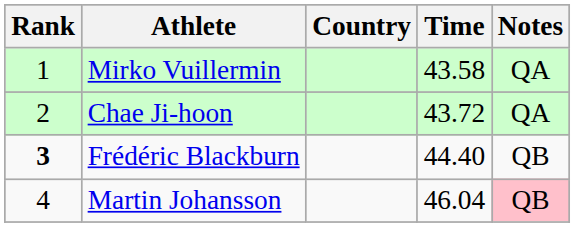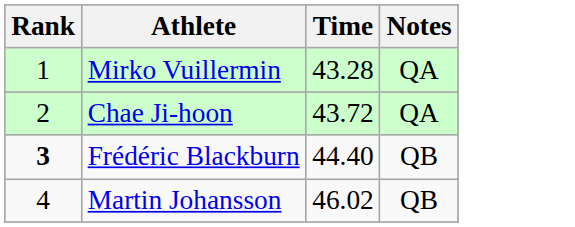- column: (362, 26)
(454, 69) 43.58 -> (343, 69) 43.28
(454, 199) 46.04 -> (343, 199) 46.02
(530, 199) pink background -> (419, 199) no background
